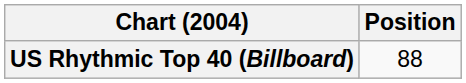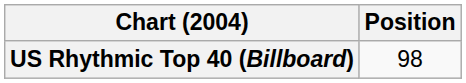(410, 59) 88 -> (410, 59) 98
